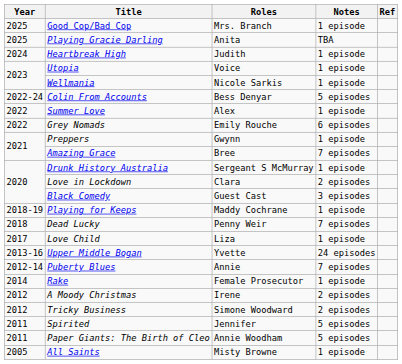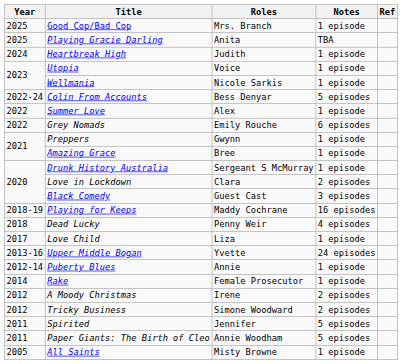(344, 153) 7 episodes -> (341, 153) 1 episode
(341, 210) 1 episode -> (347, 210) 16 episodes
(344, 224) 7 episodes -> (344, 224) 4 episodes
(344, 267) 7 episodes -> (341, 267) 1 episode
